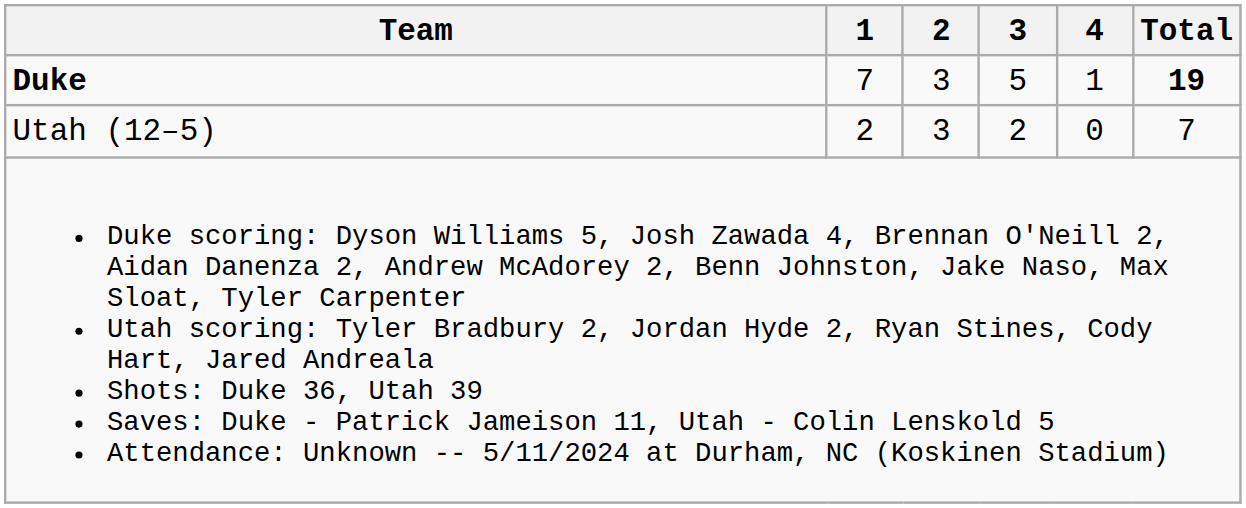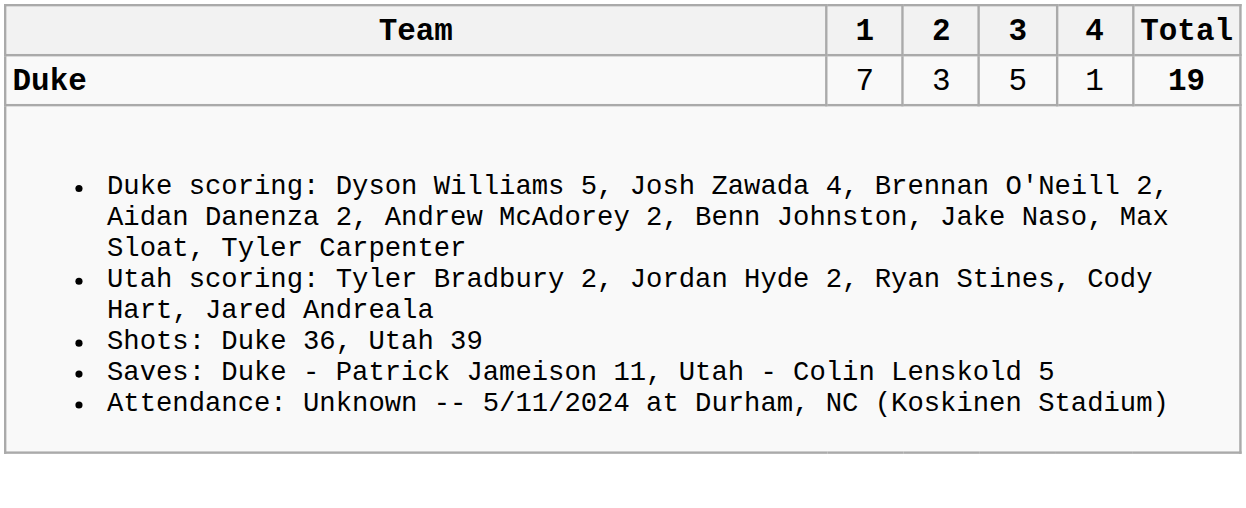- row: (115, 131)
